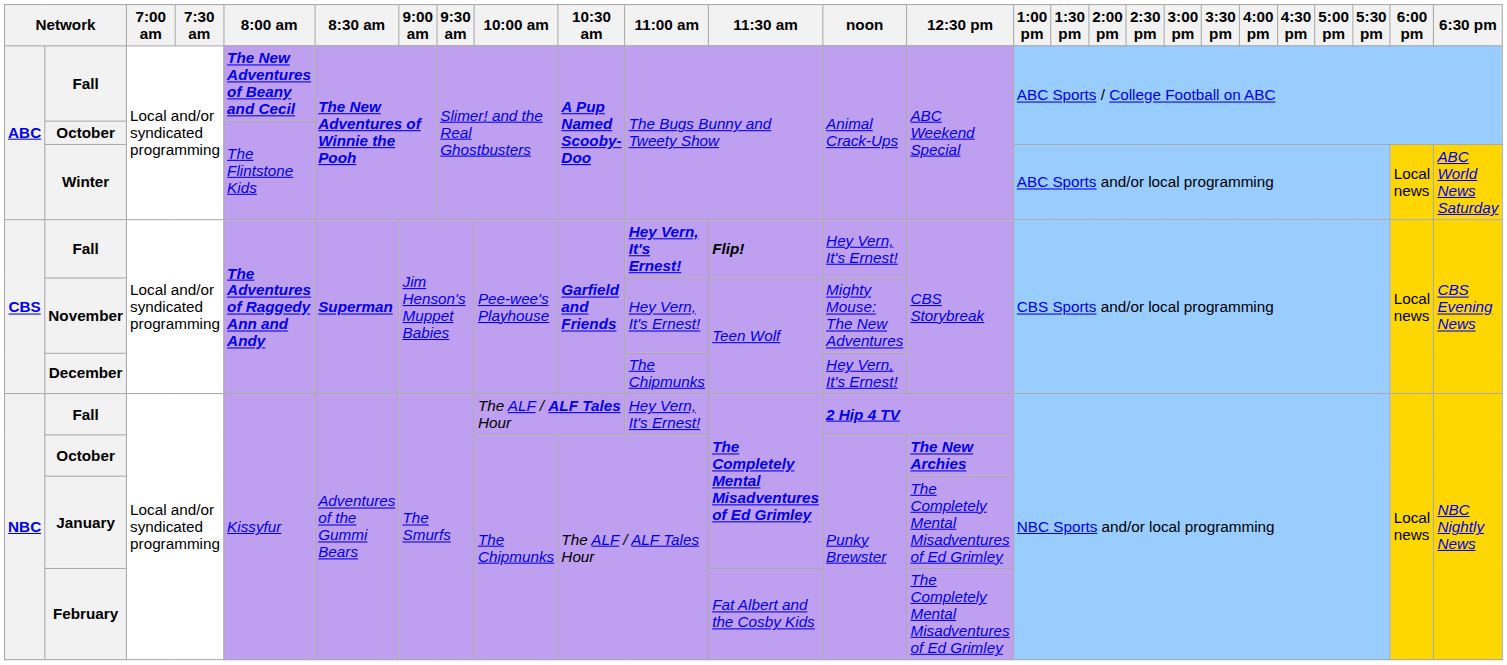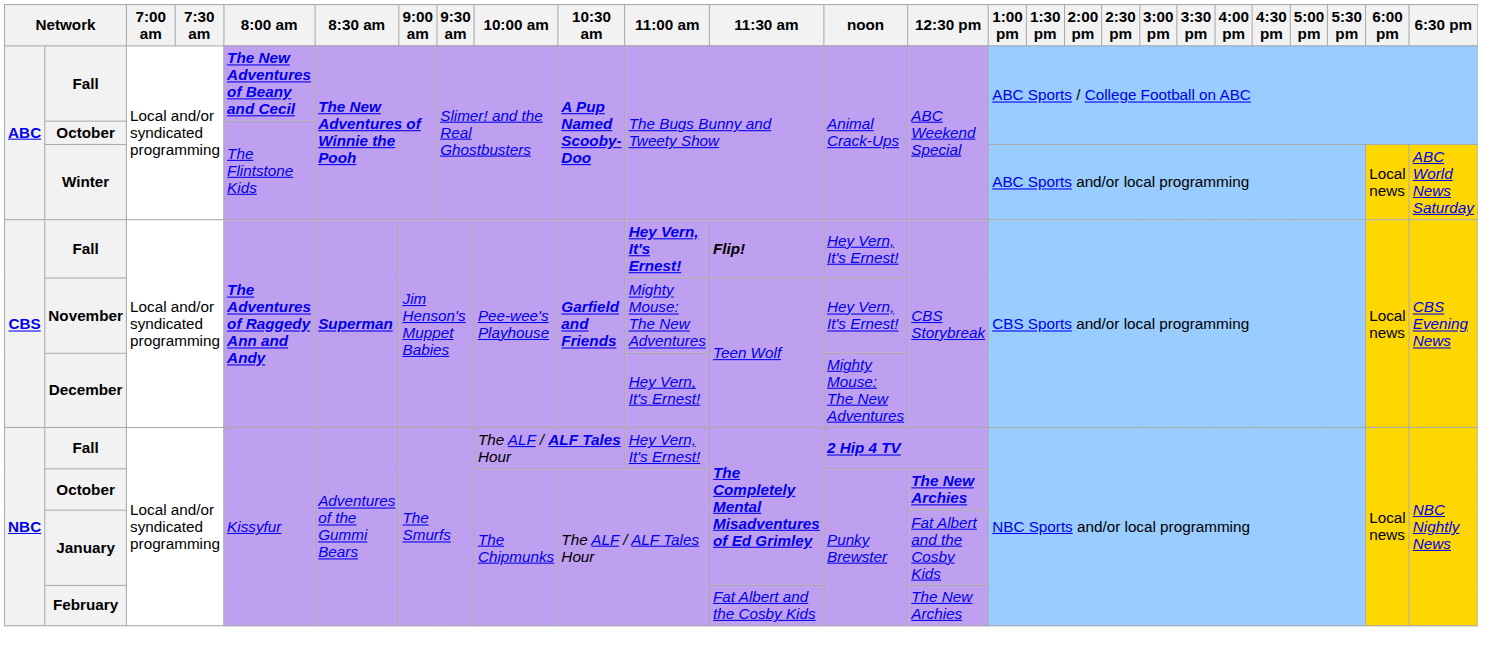(664, 316) Hey Vern, It's Ernest! -> (667, 316) Mighty Mouse: The New Adventures
(865, 316) Mighty Mouse: The New Adventures -> (863, 316) Hey Vern, It's Ernest!
(667, 374) The Chipmunks -> (664, 391) Hey Vern, It's Ernest!
(862, 374) Hey Vern, It's Ernest! -> (866, 391) Mighty Mouse: The New Adventures
(960, 522) The Completely Mental Misadventures of Ed Grimley -> (944, 548) Fat Albert and the Cosby Kids
(960, 614) The Completely Mental Misadventures of Ed Grimley -> (942, 606) The New Archies
